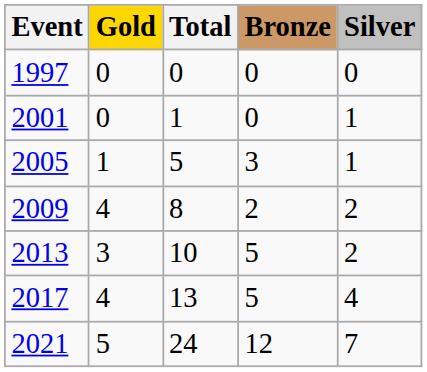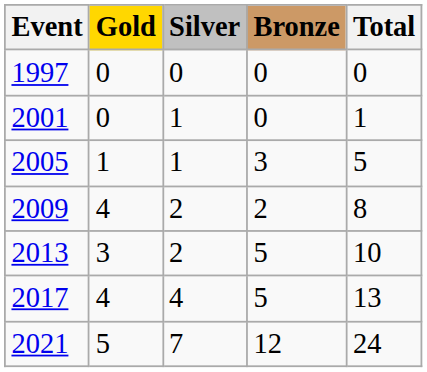columns swapped: (380, 27) <-> (200, 27)
